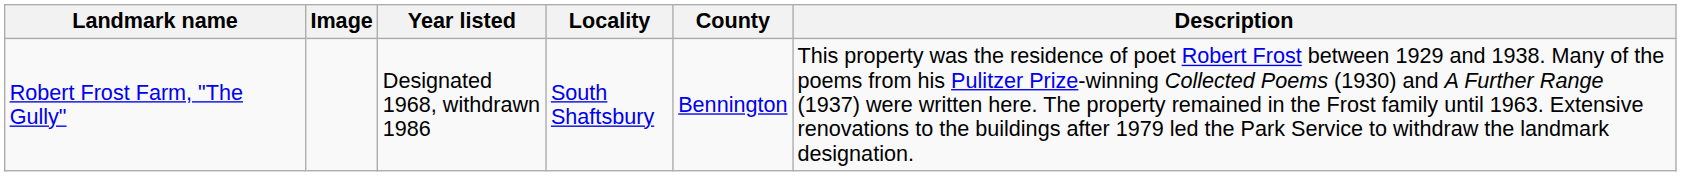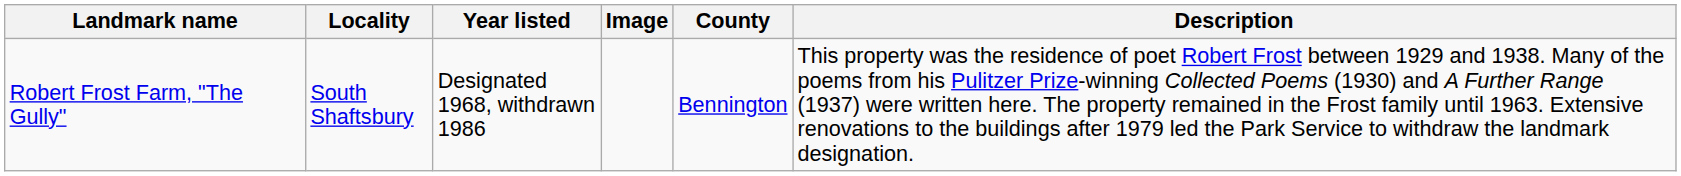columns swapped: (342, 21) <-> (610, 21)
